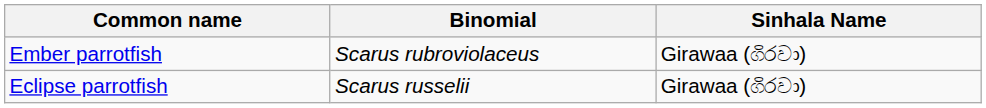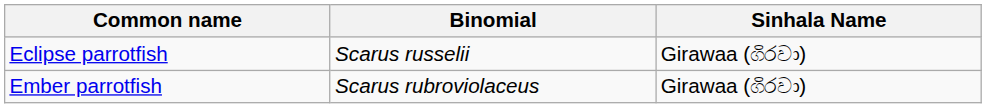rows swapped: (86, 53) <-> (89, 86)
